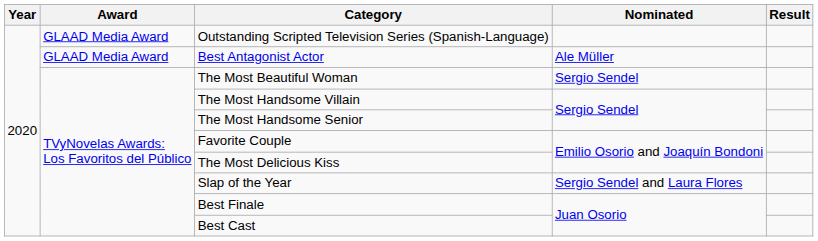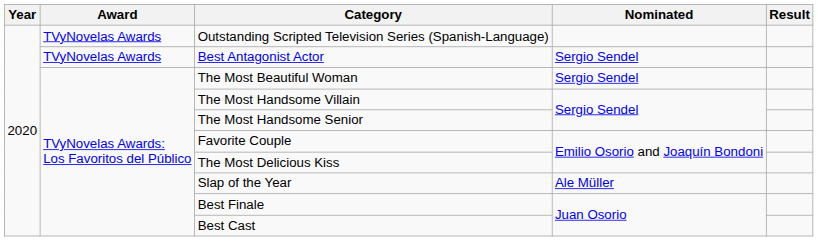(106, 36) GLAAD Media Award -> (102, 36) TVyNovelas Awards
(106, 57) GLAAD Media Award -> (102, 57) TVyNovelas Awards
(584, 57) Ale Müller -> (597, 57) Sergio Sendel
(649, 183) Sergio Sendel and Laura Flores -> (584, 183) Ale Müller
